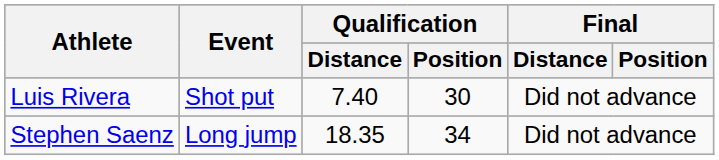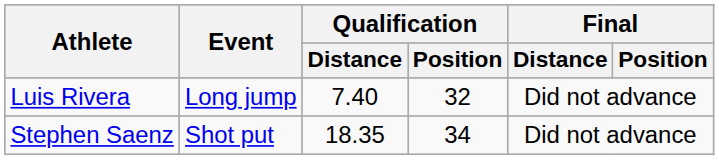(230, 98) Shot put -> (241, 98) Long jump
(458, 98) 30 -> (458, 98) 32
(241, 135) Long jump -> (230, 135) Shot put
